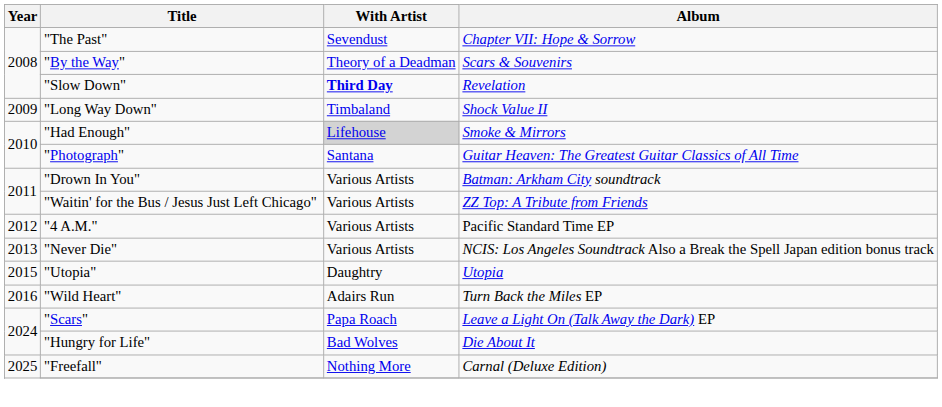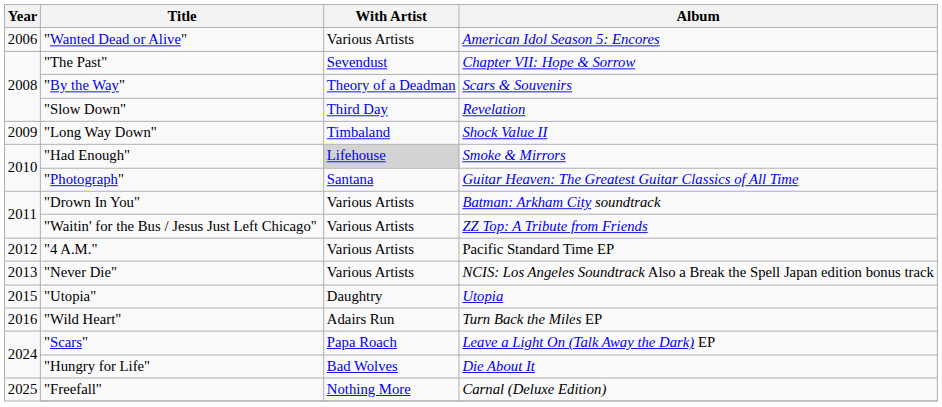+ row: (116, 39)
(360, 86) bold -> (357, 109) normal
